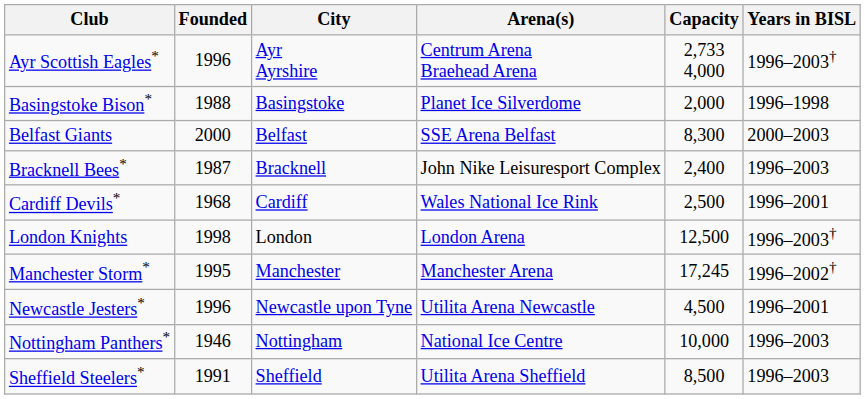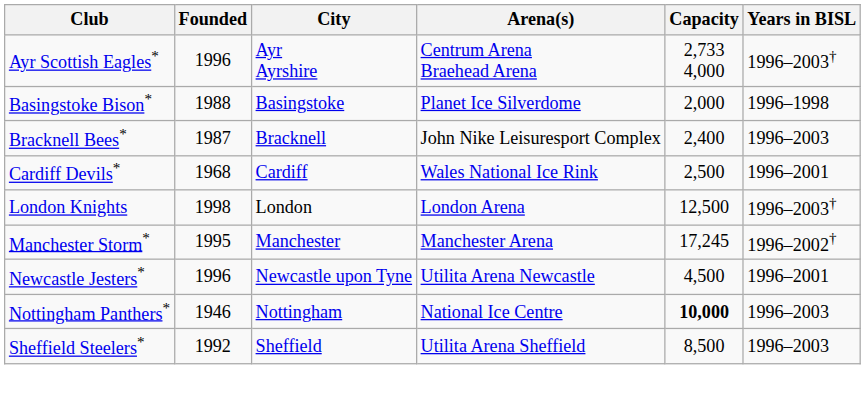- row: (61, 135)
(704, 341) normal -> (704, 311) bold
(213, 376) 1991 -> (213, 346) 1992
